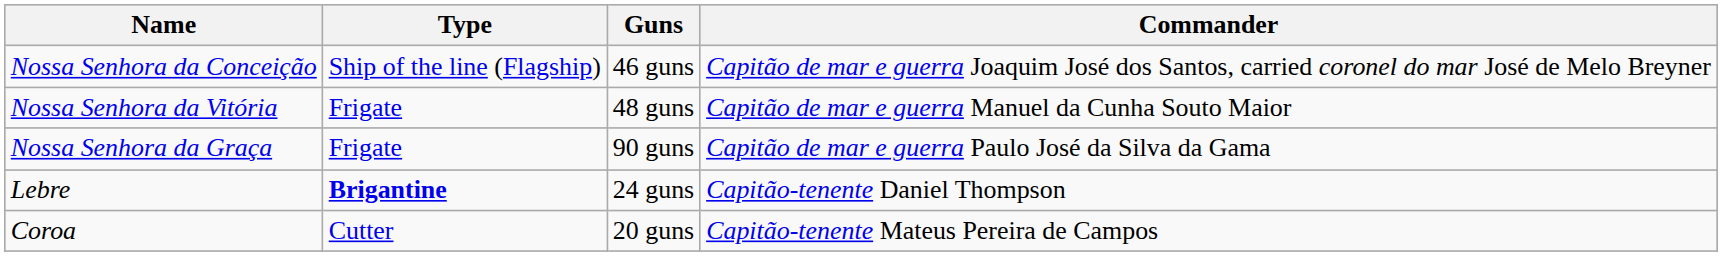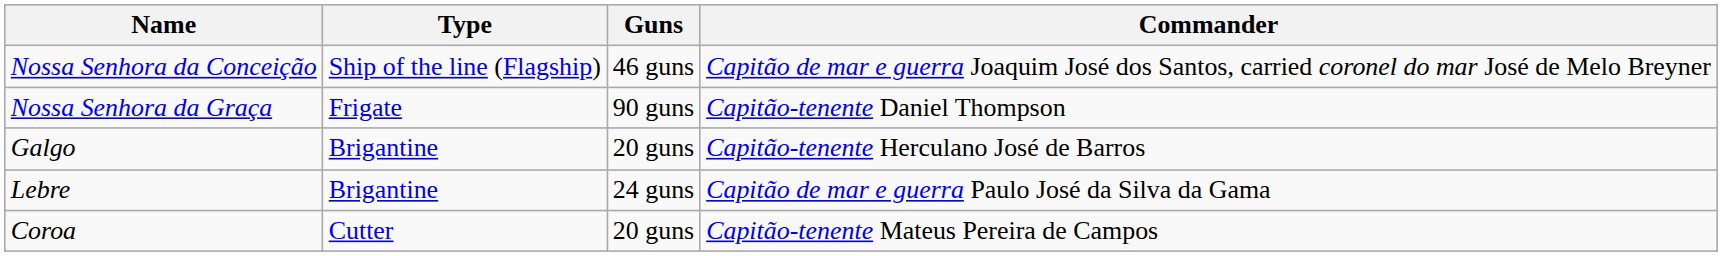- row: (144, 107)
(988, 148) Capitão de mar e guerra Paulo José da Silva da Gama -> (886, 107) Capitão-tenente Daniel Thompson
+ row: (43, 148)
(388, 189) bold -> (383, 189) normal
(886, 189) Capitão-tenente Daniel Thompson -> (988, 189) Capitão de mar e guerra Paulo José da Silva da Gama
